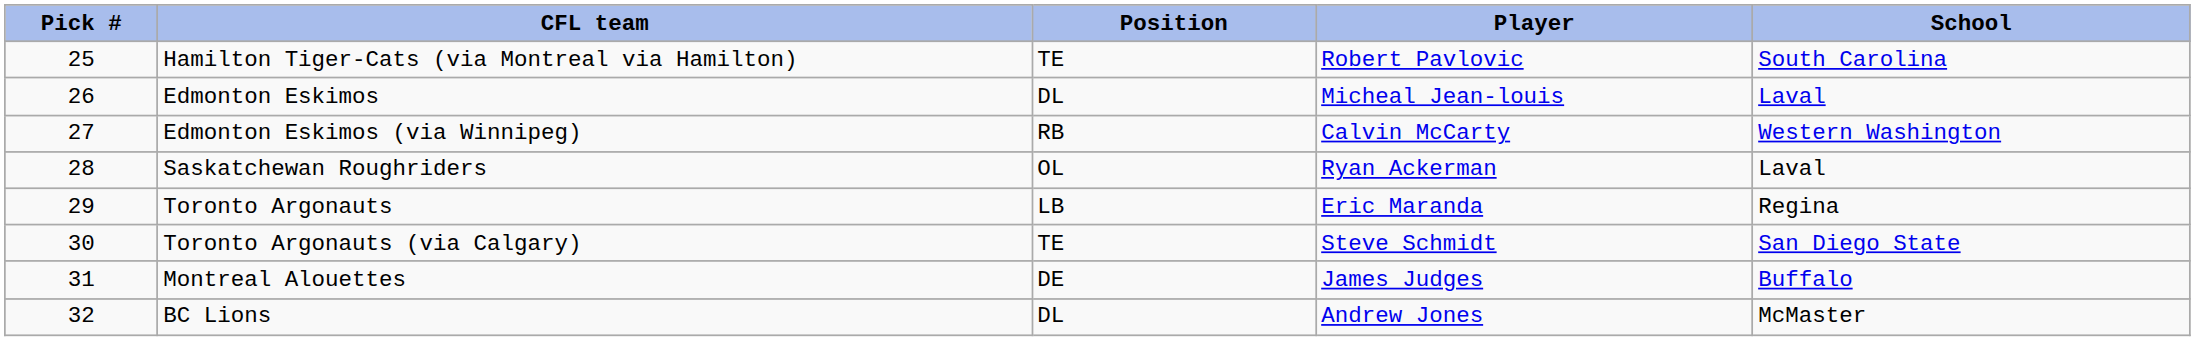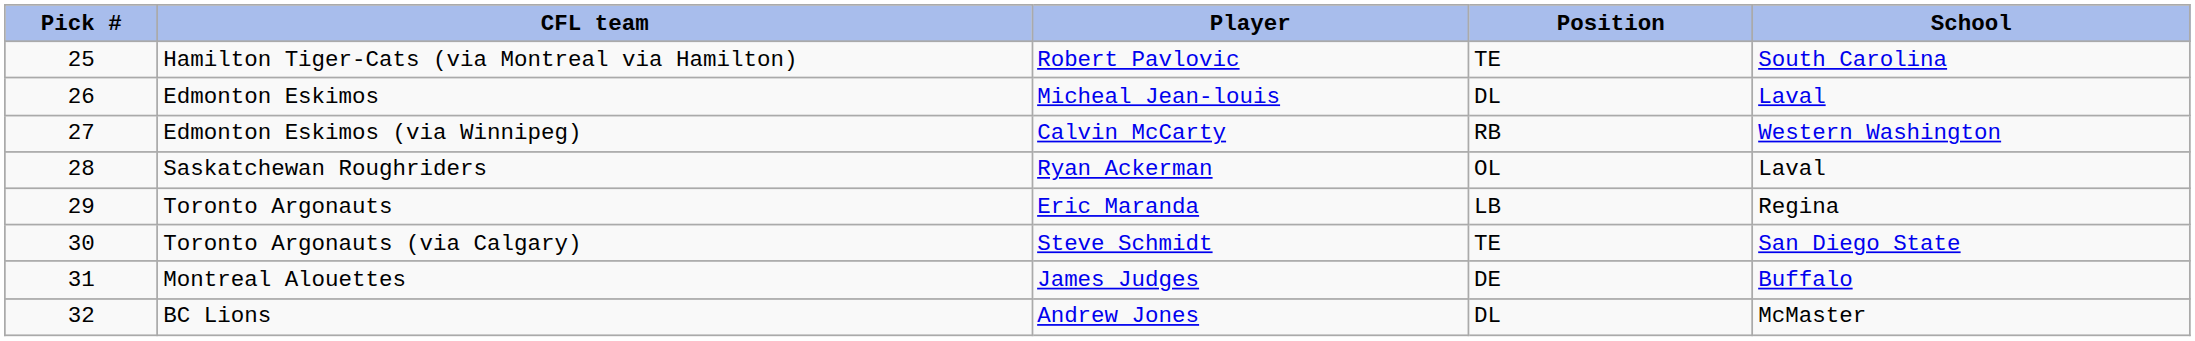columns swapped: (1534, 23) <-> (1174, 23)
